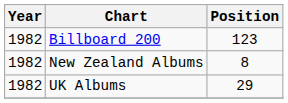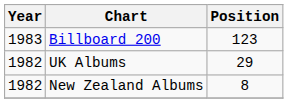(25, 40) 1982 -> (25, 40) 1983
rows swapped: (126, 63) <-> (88, 86)
